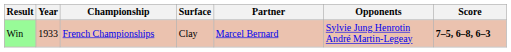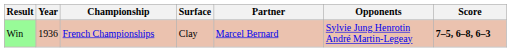(48, 33) 1933 -> (48, 33) 1936
